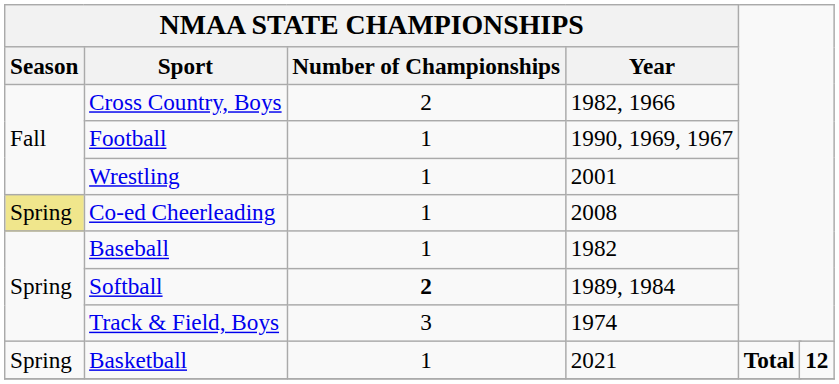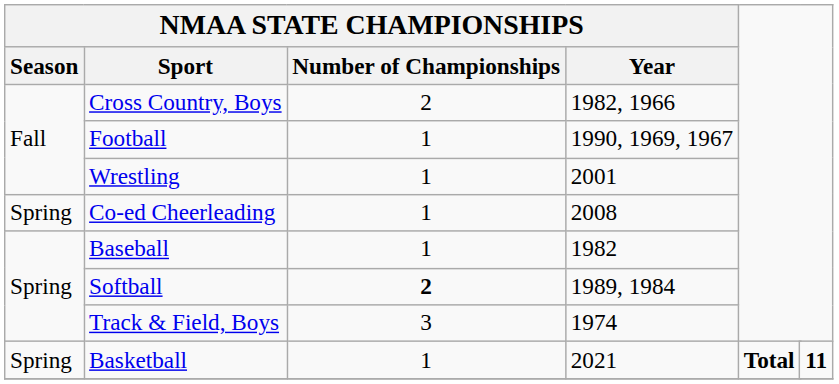(41, 212) khaki background -> (41, 212) no background
(817, 359) 12 -> (816, 359) 11
